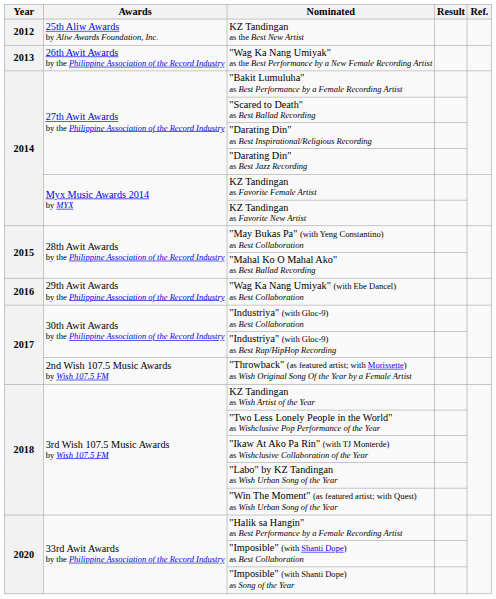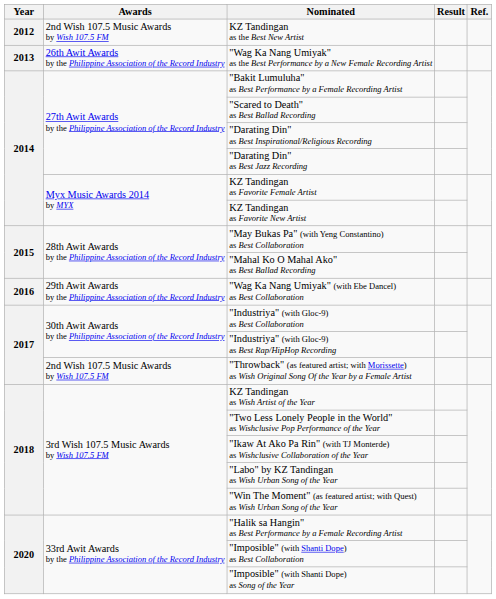(102, 32) 25th Aliw Awards by Aliw Awards Foundation, Inc. -> (108, 32) 2nd Wish 107.5 Music Awards by Wish 107.5 FM
